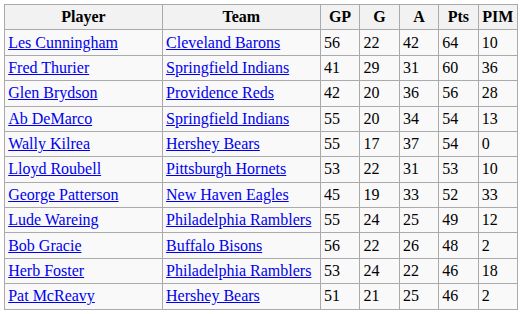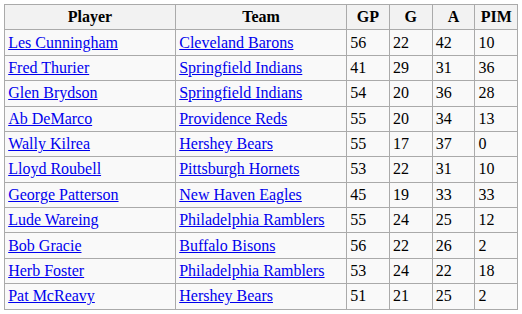- column: (458, 17)
(220, 93) Providence Reds -> (241, 93) Springfield Indians
(332, 93) 42 -> (358, 93) 54
(228, 118) Springfield Indians -> (233, 118) Providence Reds
